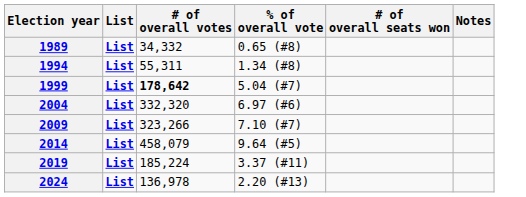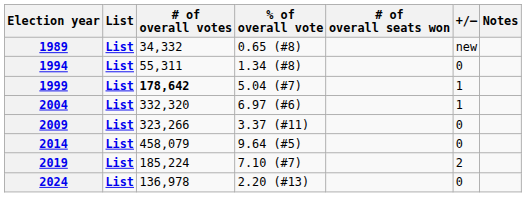+ column: (466, 21)
(270, 124) 7.10 (#7) -> (273, 124) 3.37 (#11)
(273, 163) 3.37 (#11) -> (270, 163) 7.10 (#7)
